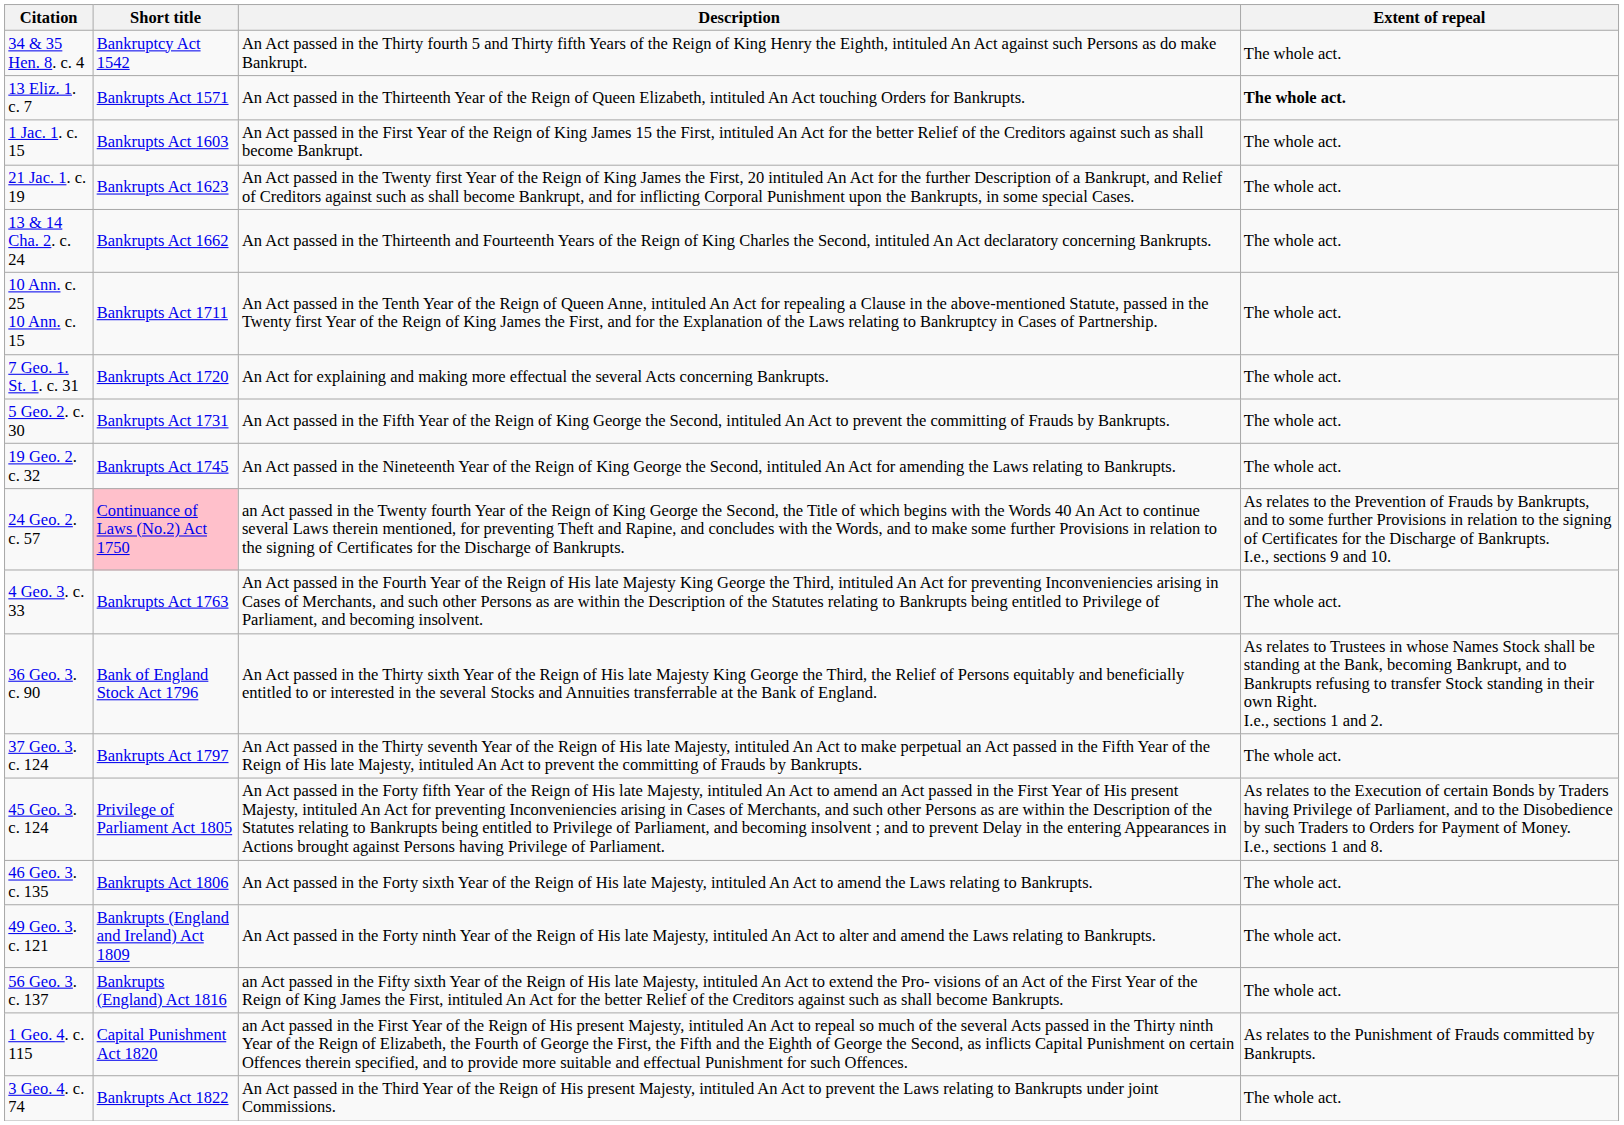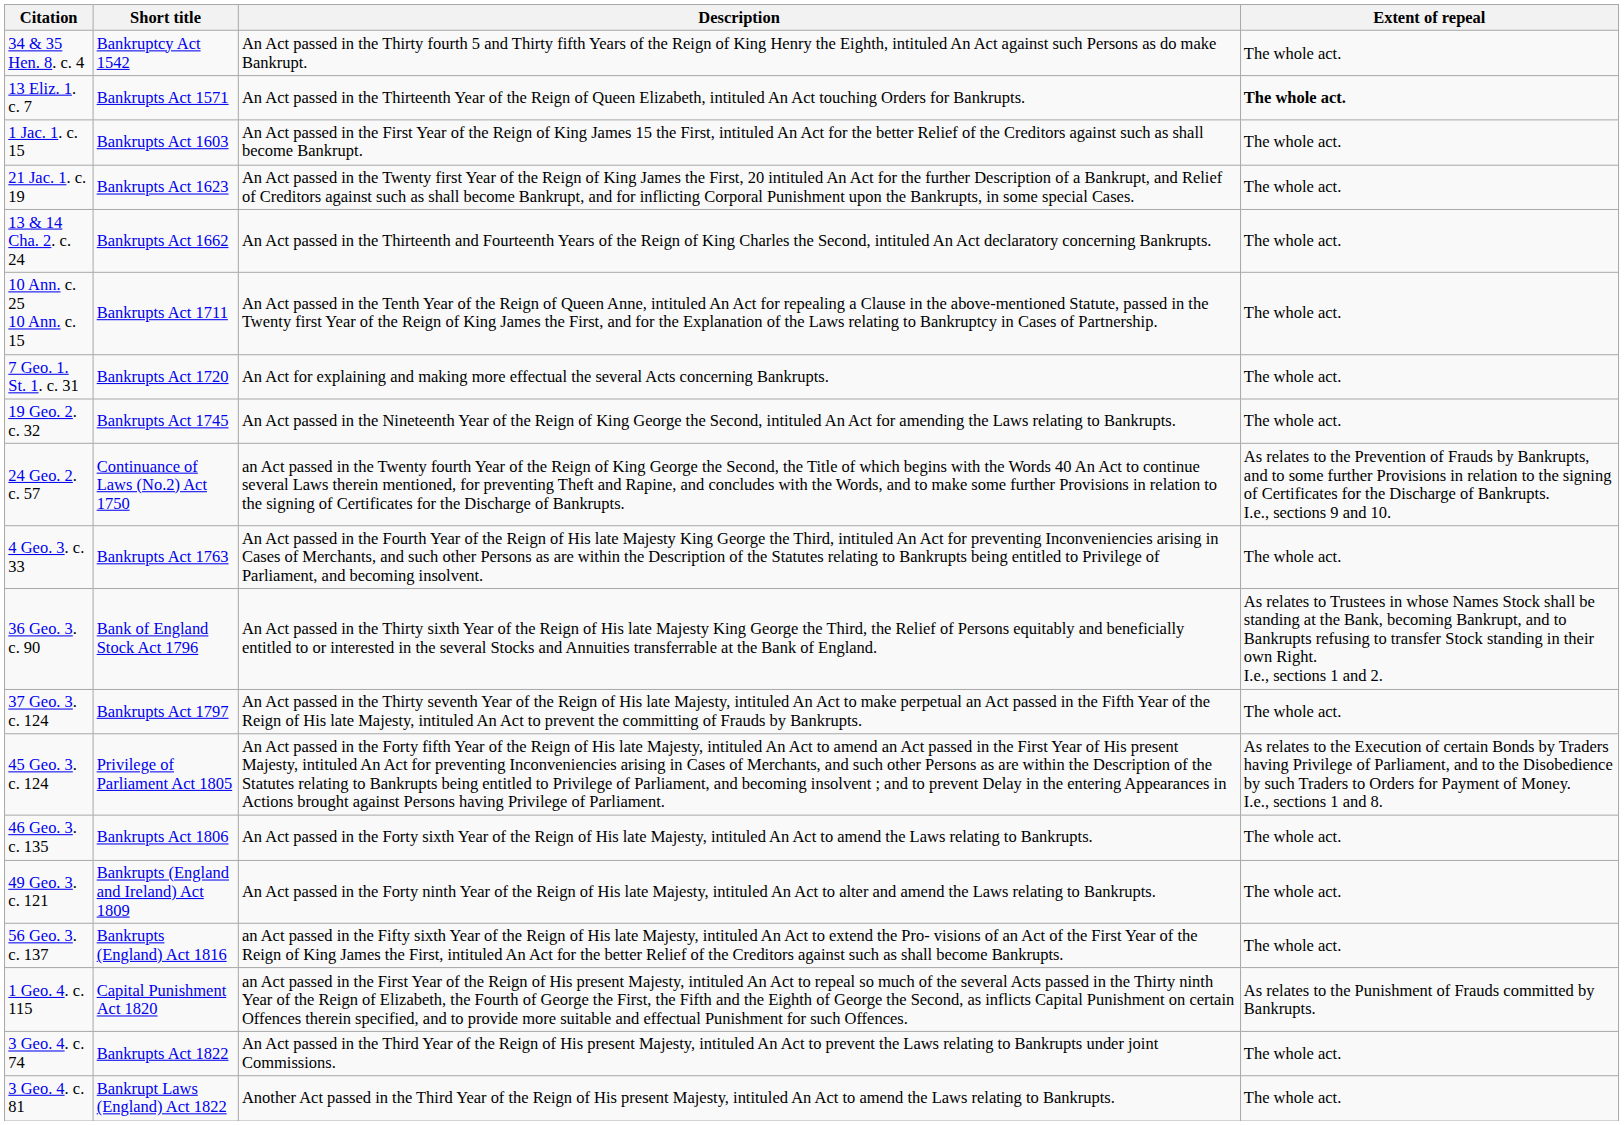- row: (46, 421)
(152, 529) pink background -> (152, 484) no background
+ row: (46, 1098)
